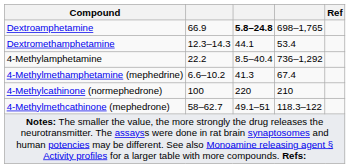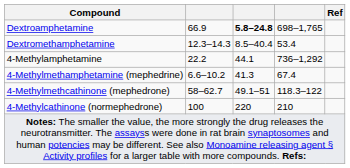(244, 44) 44.1 -> (254, 44) 8.5–40.4
(254, 59) 8.5–40.4 -> (244, 59) 44.1
rows swapped: (84, 91) <-> (88, 106)
